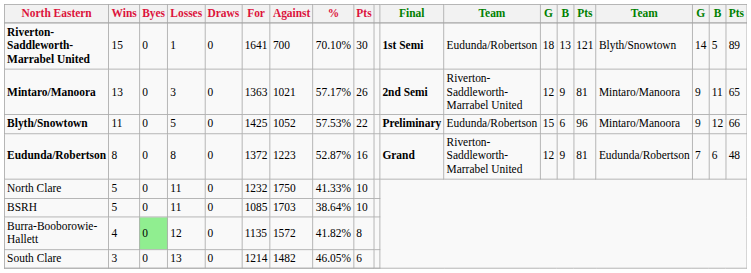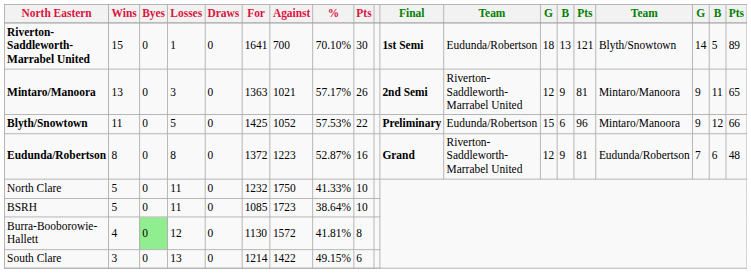(284, 207) 1703 -> (284, 207) 1723
(256, 232) 1135 -> (256, 232) 1130
(333, 232) 41.82% -> (333, 232) 41.81%
(284, 258) 1482 -> (284, 258) 1422
(333, 258) 46.05% -> (333, 258) 49.15%
